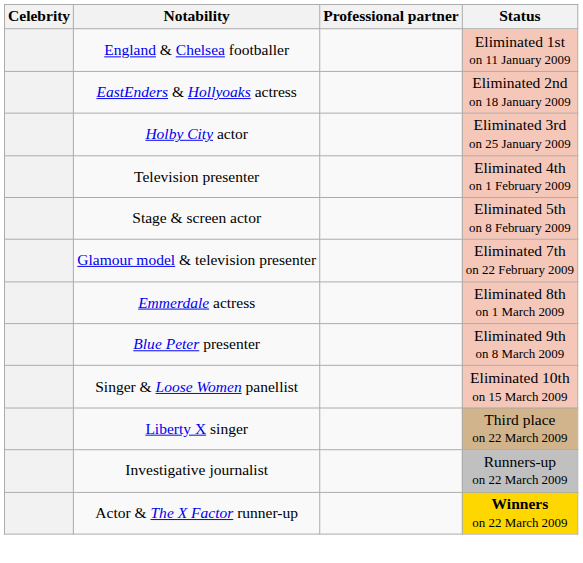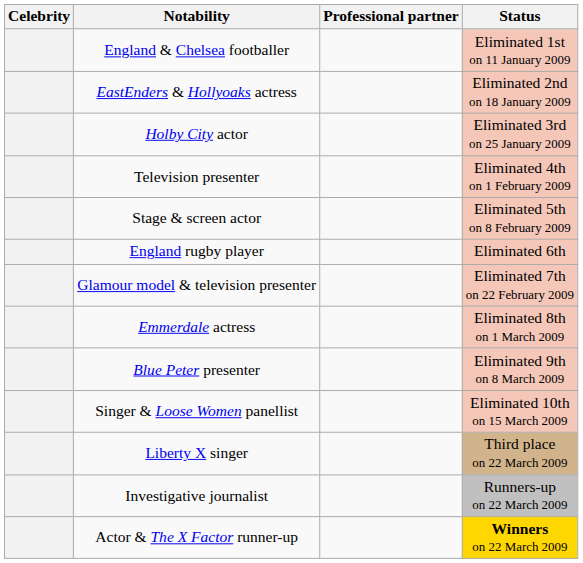+ row: (197, 251)
